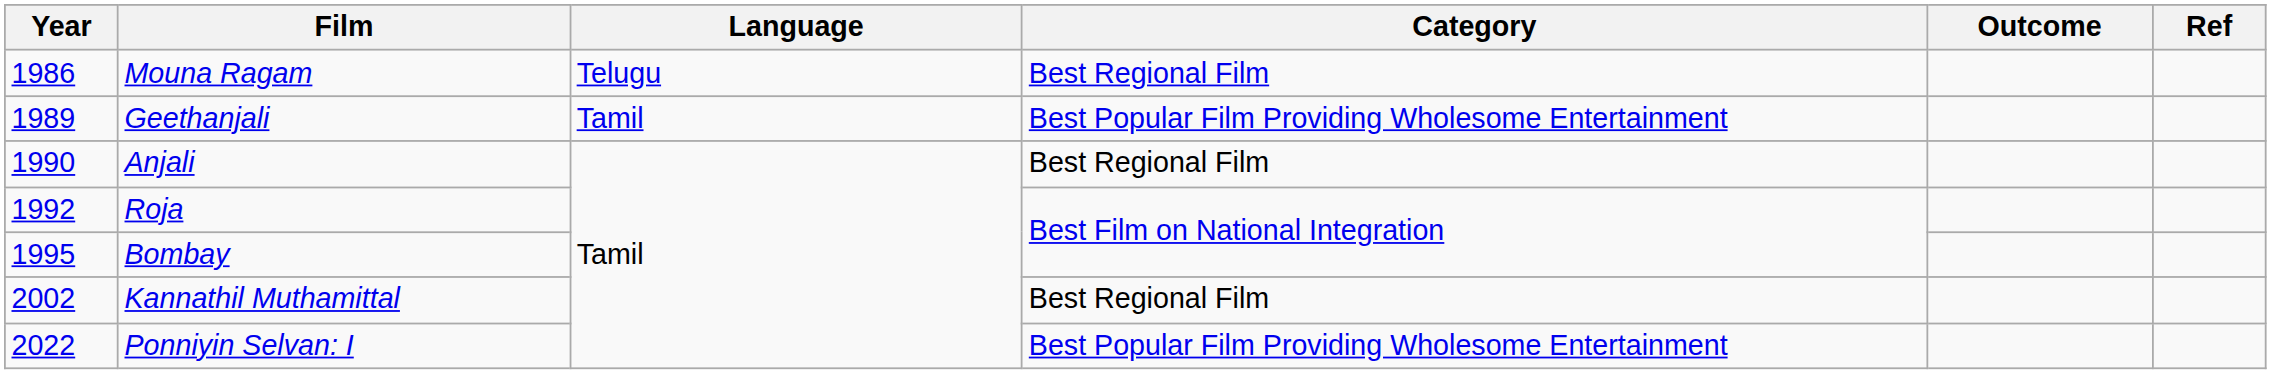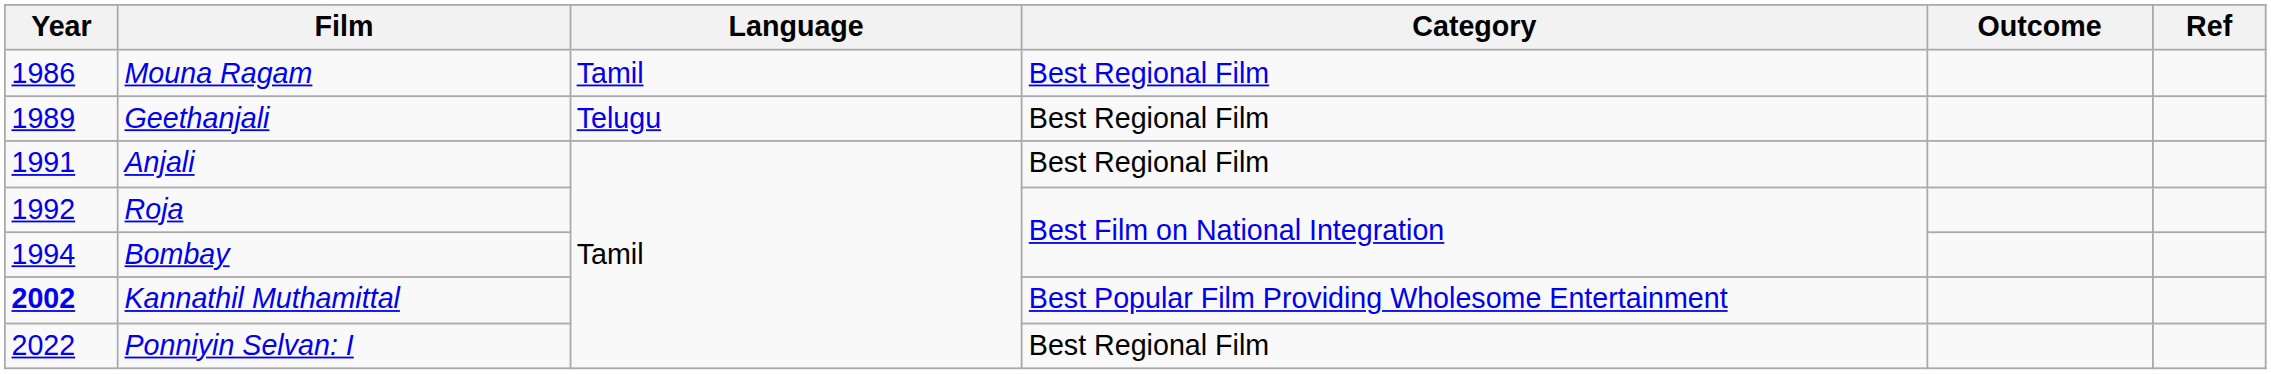(619, 72) Telugu -> (610, 72) Tamil
(610, 118) Tamil -> (619, 118) Telugu
(1378, 118) Best Popular Film Providing Wholesome Entertainment -> (1149, 118) Best Regional Film
(43, 163) 1990 -> (43, 163) 1991
(43, 254) 1995 -> (43, 254) 1994
(43, 299) normal -> (43, 299) bold
(1149, 299) Best Regional Film -> (1378, 299) Best Popular Film Providing Wholesome Entertainment
(1378, 345) Best Popular Film Providing Wholesome Entertainment -> (1149, 345) Best Regional Film
